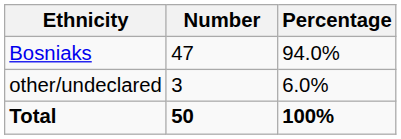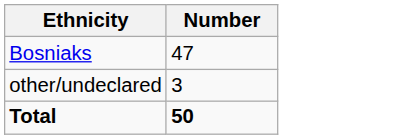- column: (337, 20)
